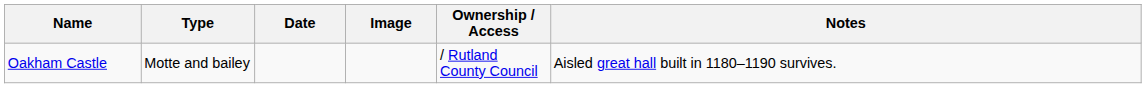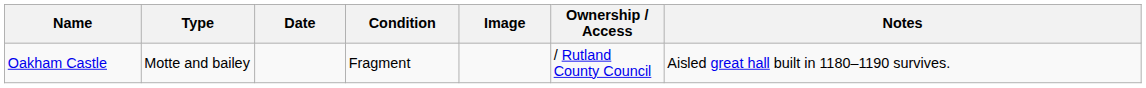+ column: (402, 24)
